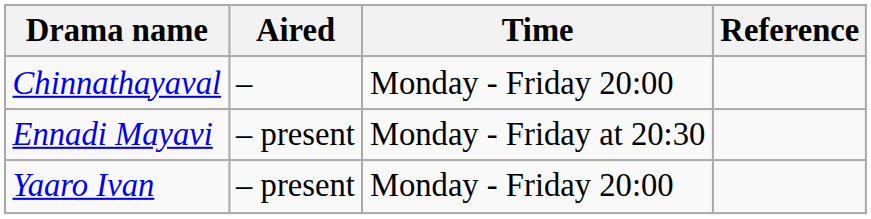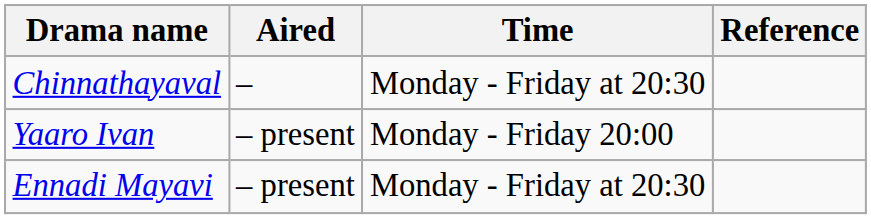(522, 82) Monday - Friday 20:00 -> (538, 82) Monday - Friday at 20:30
rows swapped: (113, 133) <-> (83, 185)
